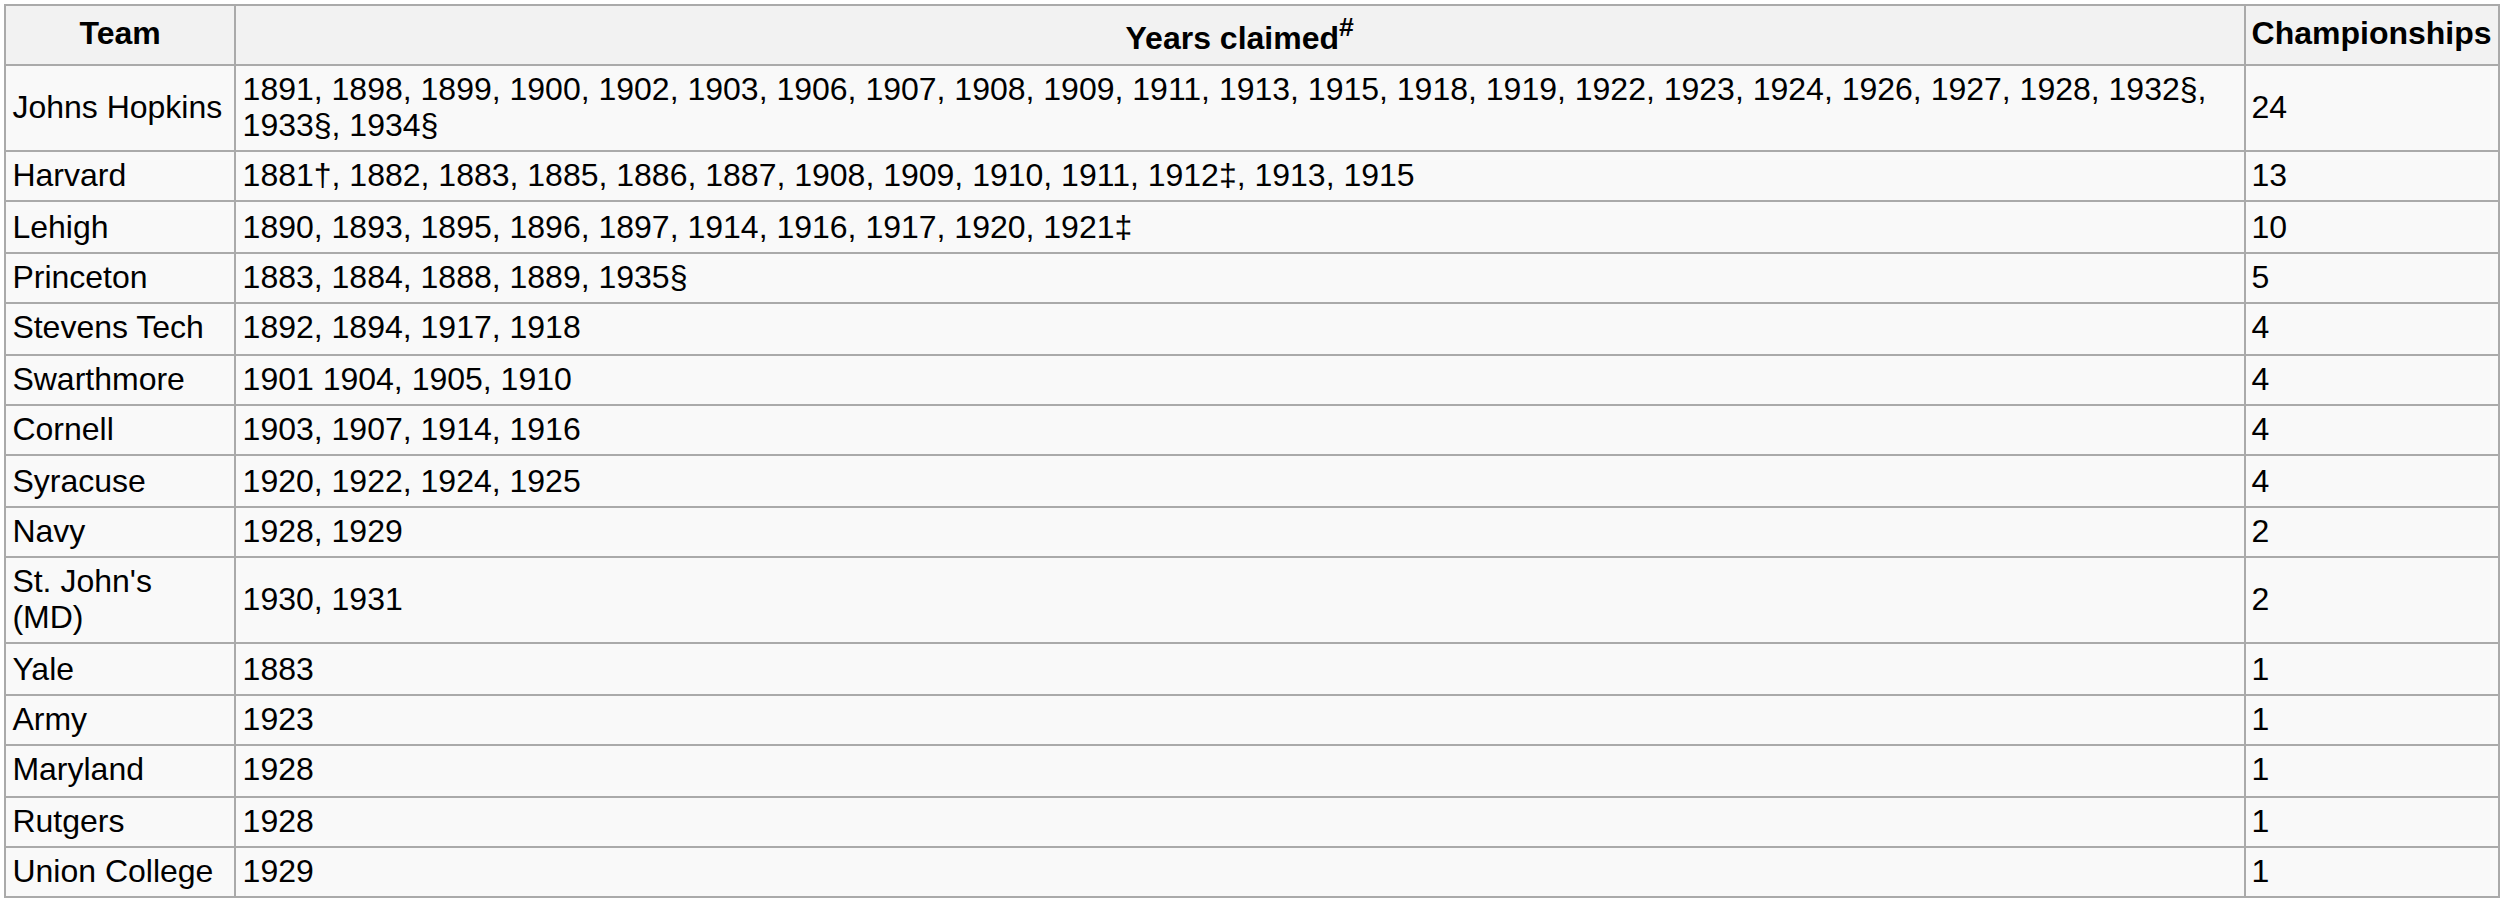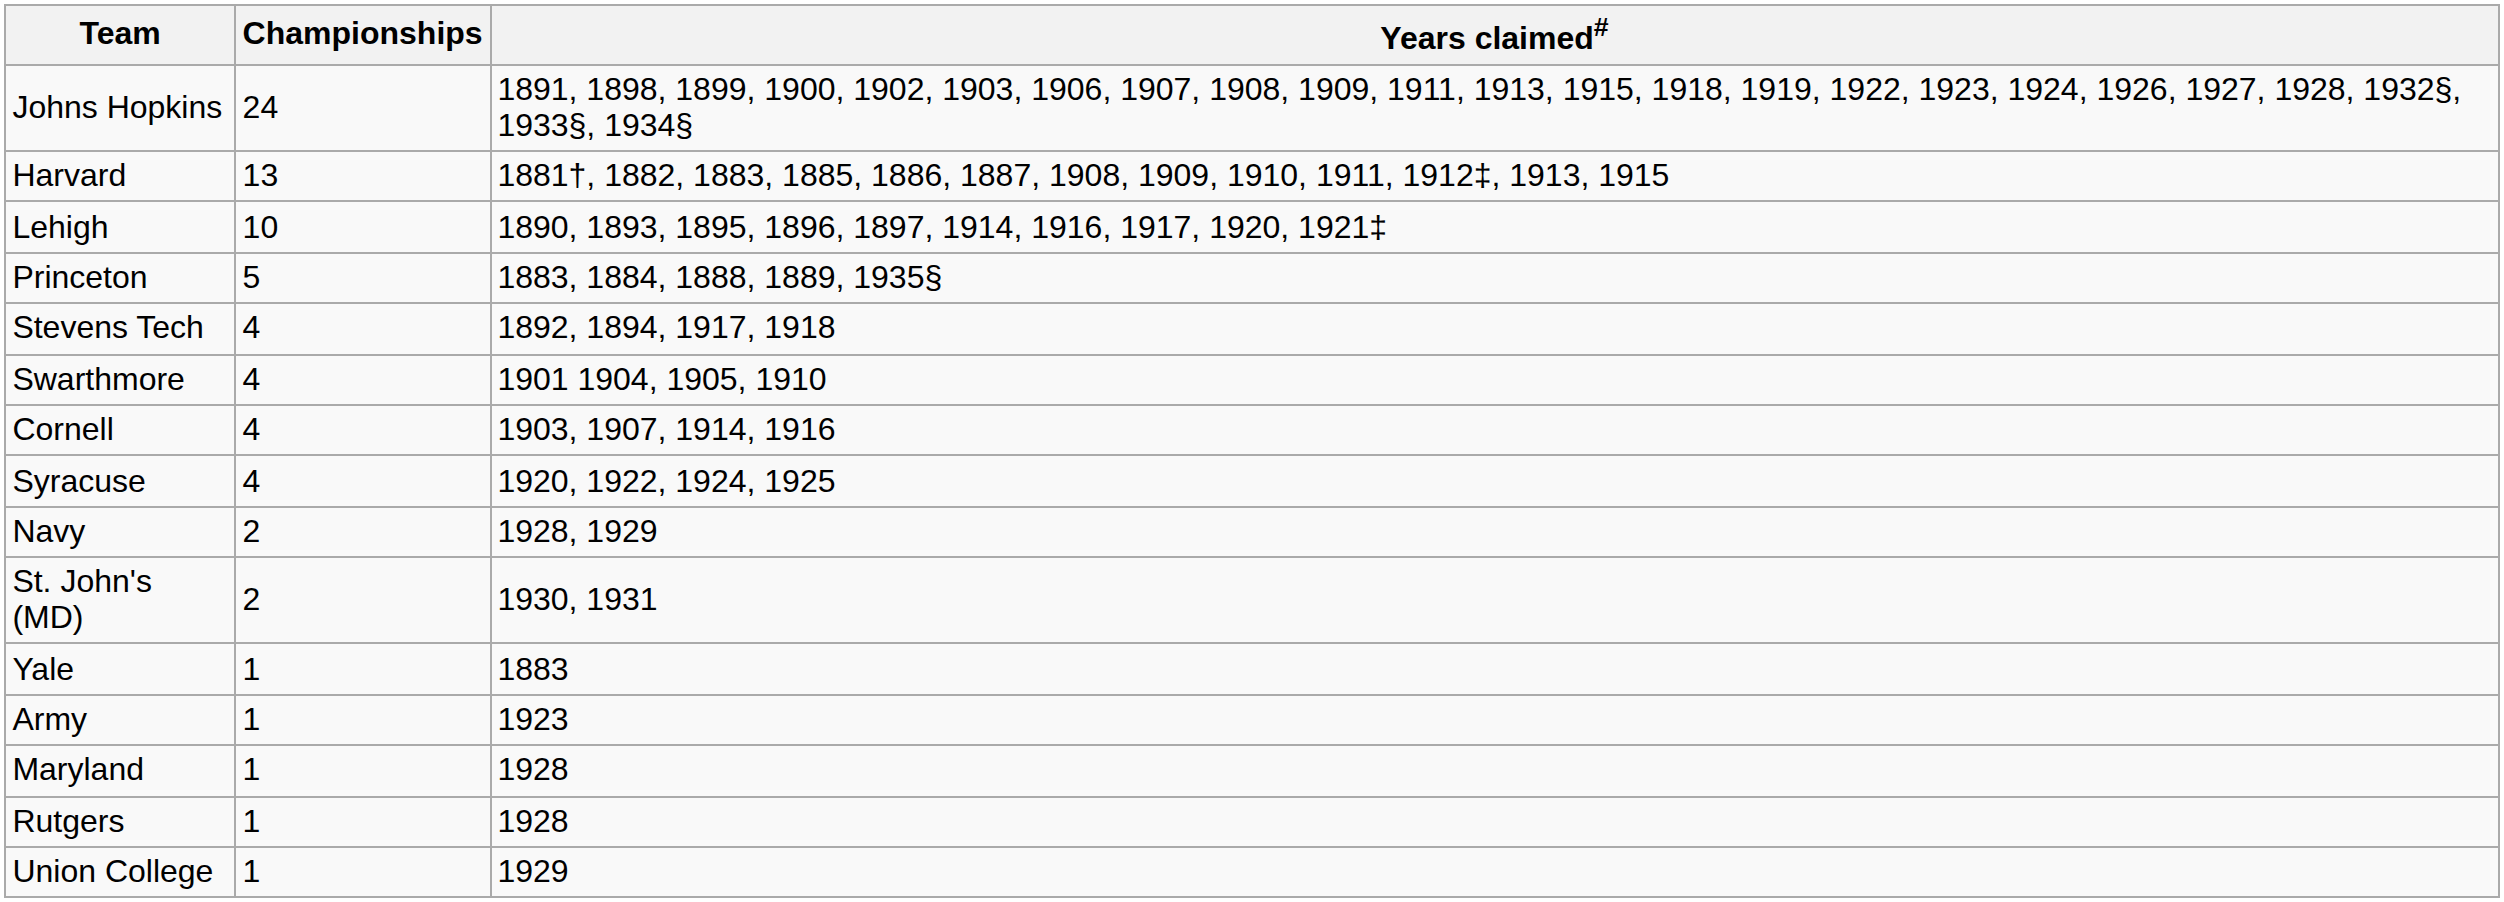columns swapped: (2372, 34) <-> (1240, 34)
